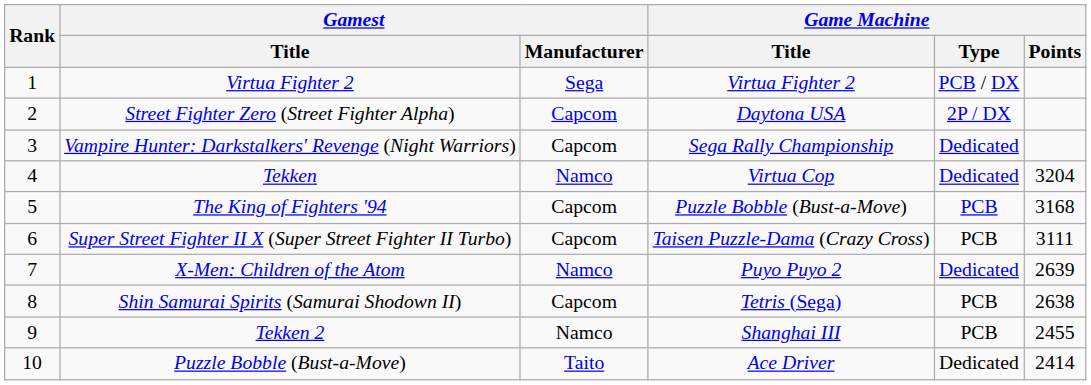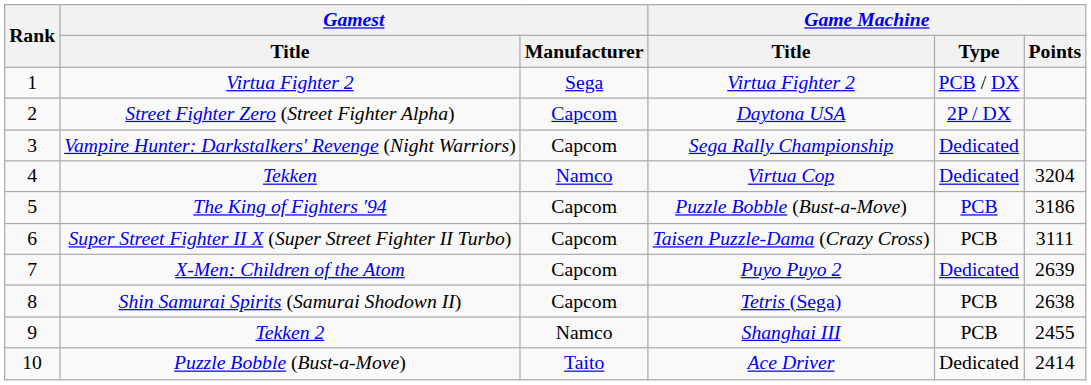(1055, 207) 3168 -> (1055, 207) 3186
(584, 269) Namco -> (584, 269) Capcom
